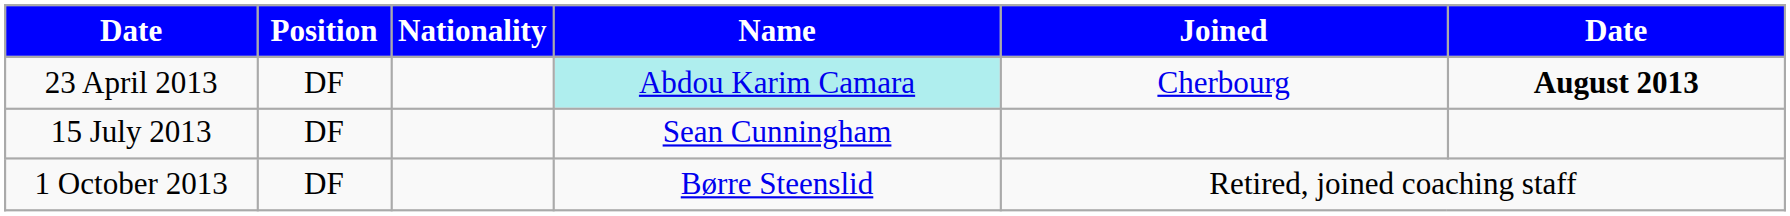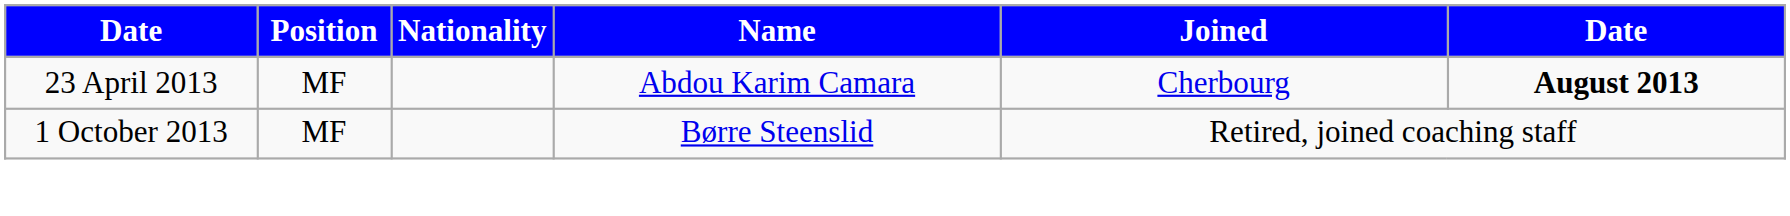(324, 81) DF -> (324, 81) MF
(777, 81) paleturquoise background -> (777, 81) no background
- row: (131, 133)
(324, 184) DF -> (324, 133) MF
